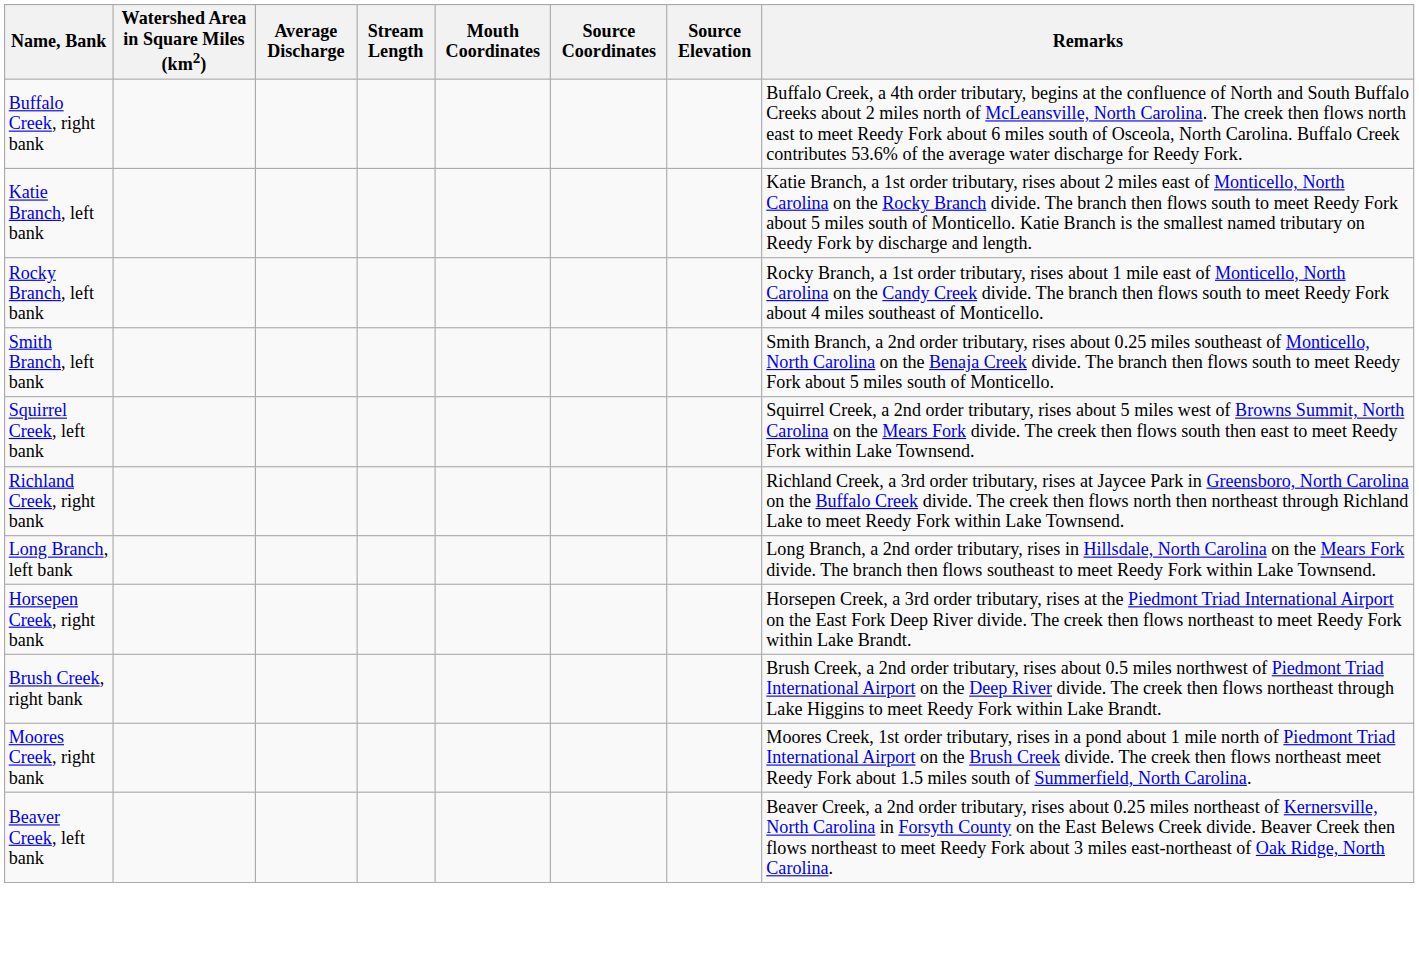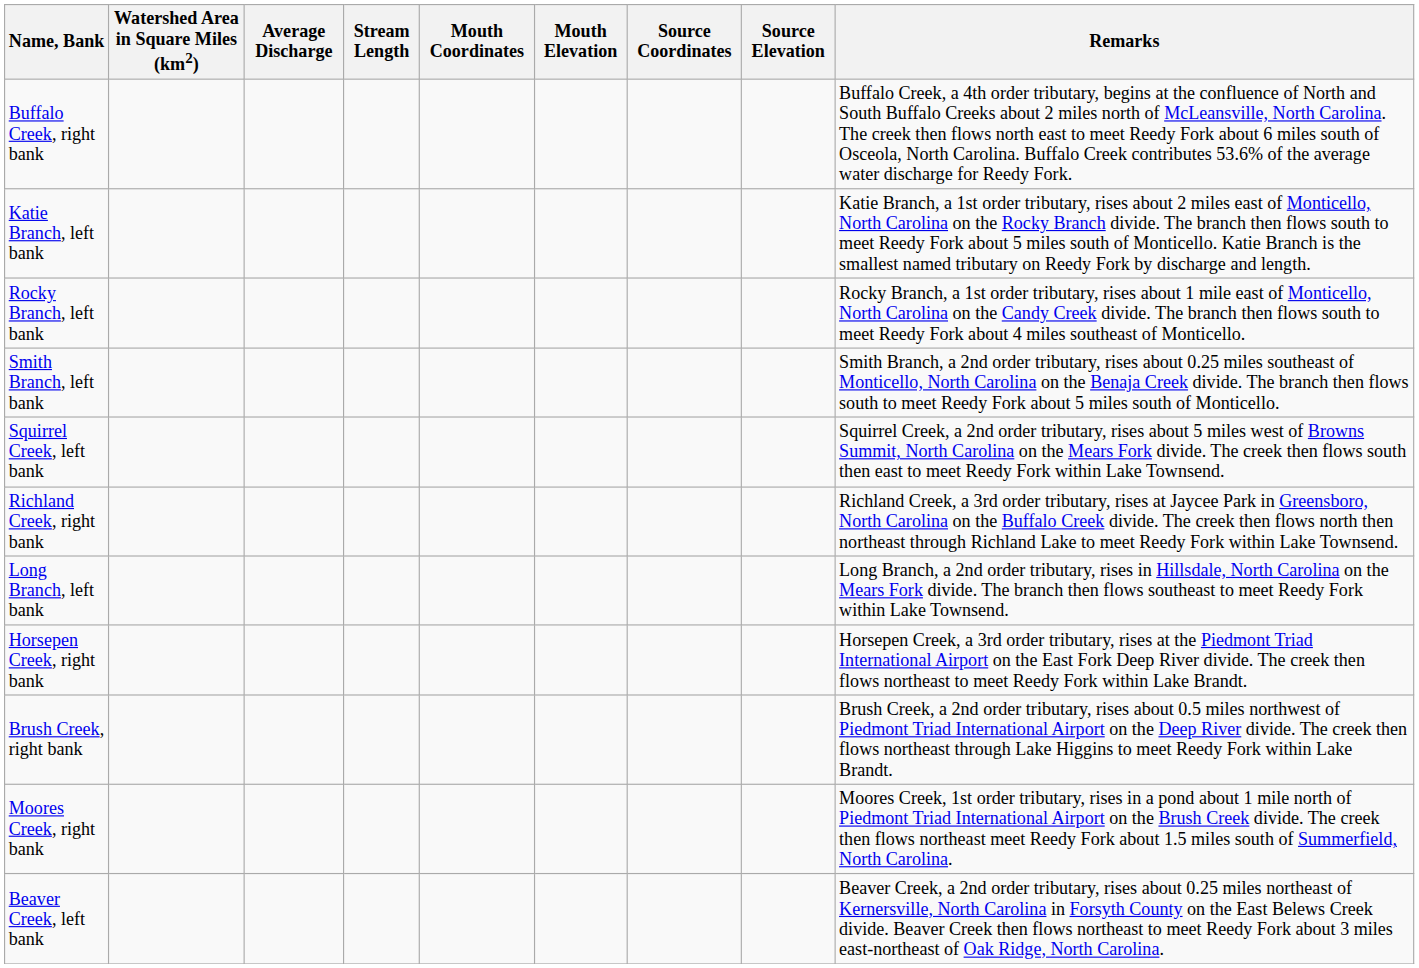+ column: (581, 41)
